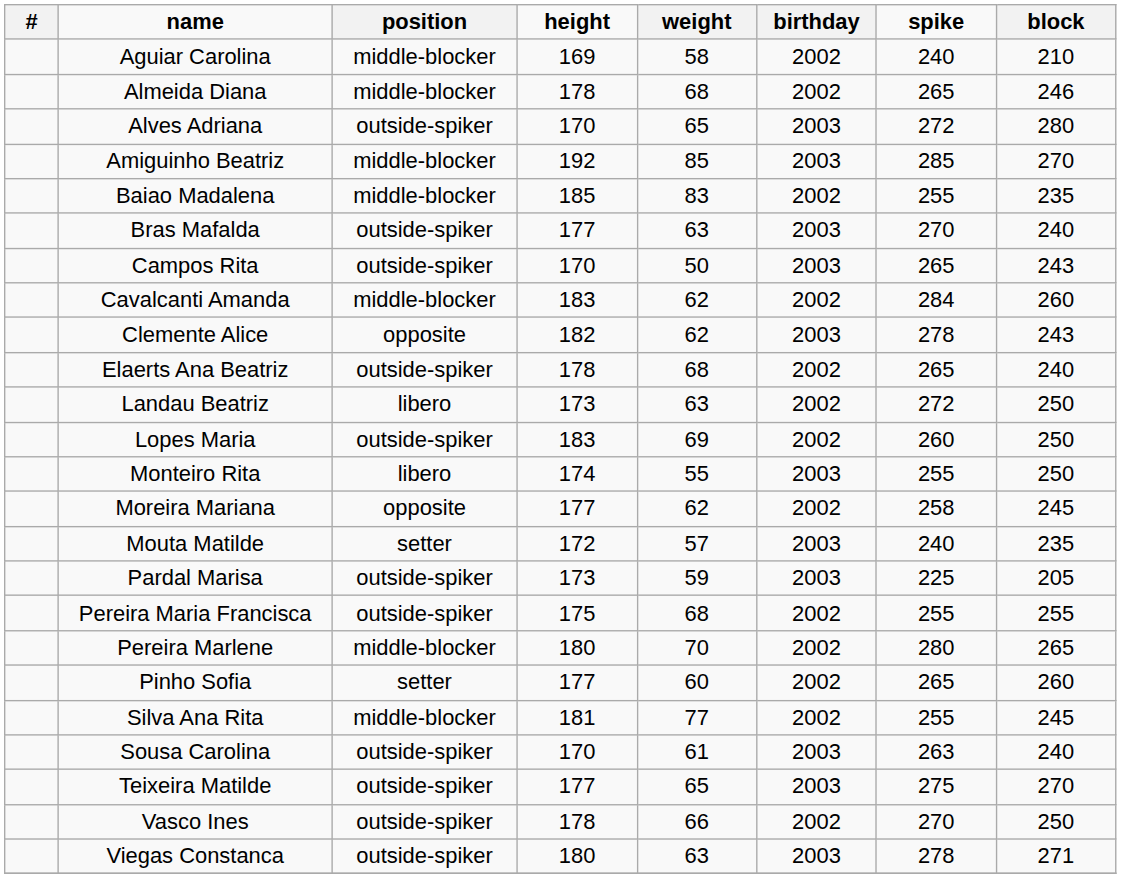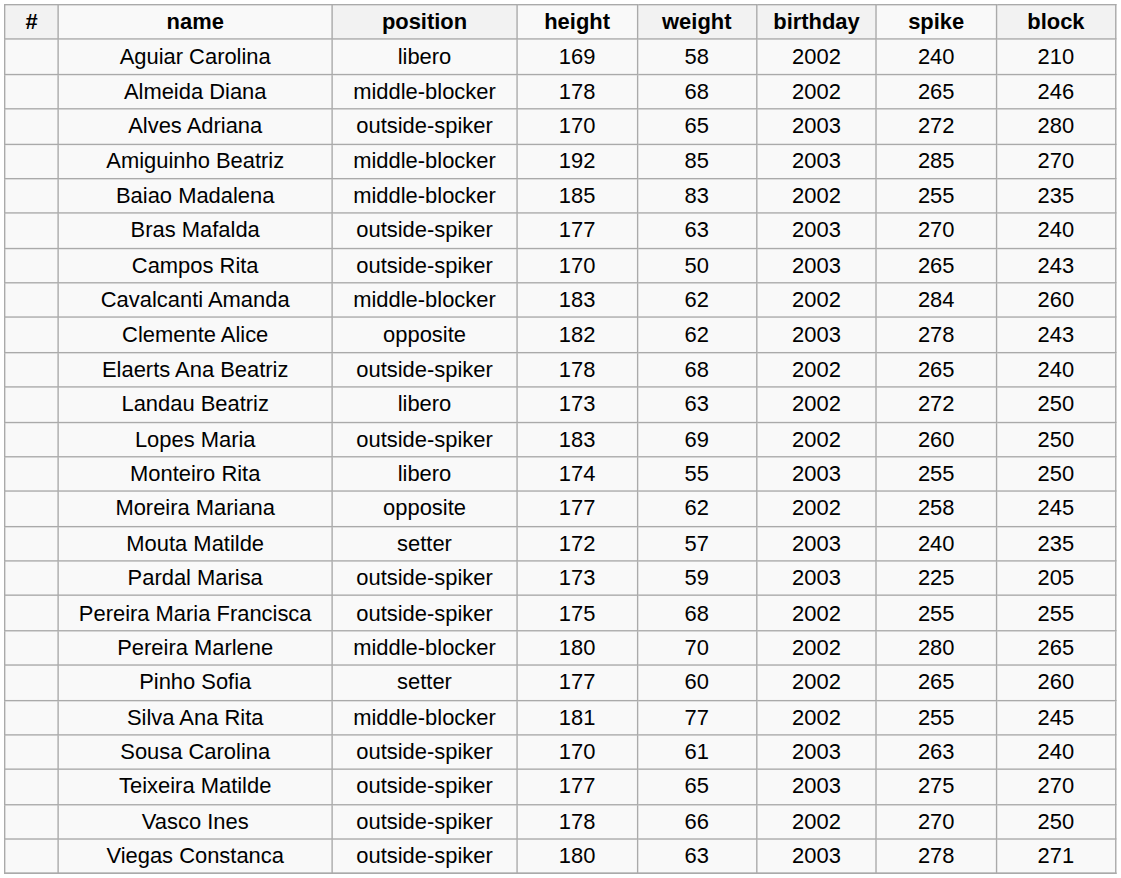(424, 56) middle-blocker -> (424, 56) libero
